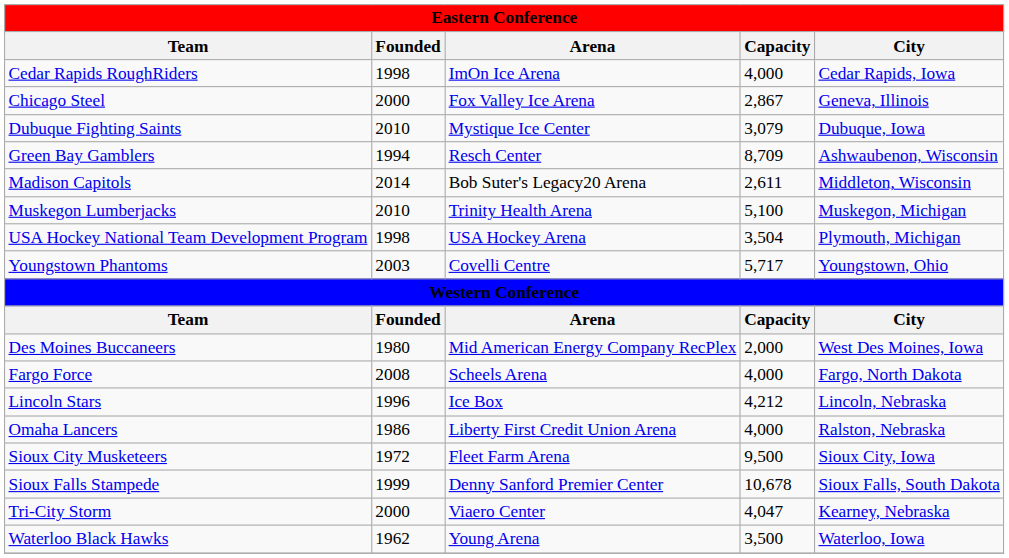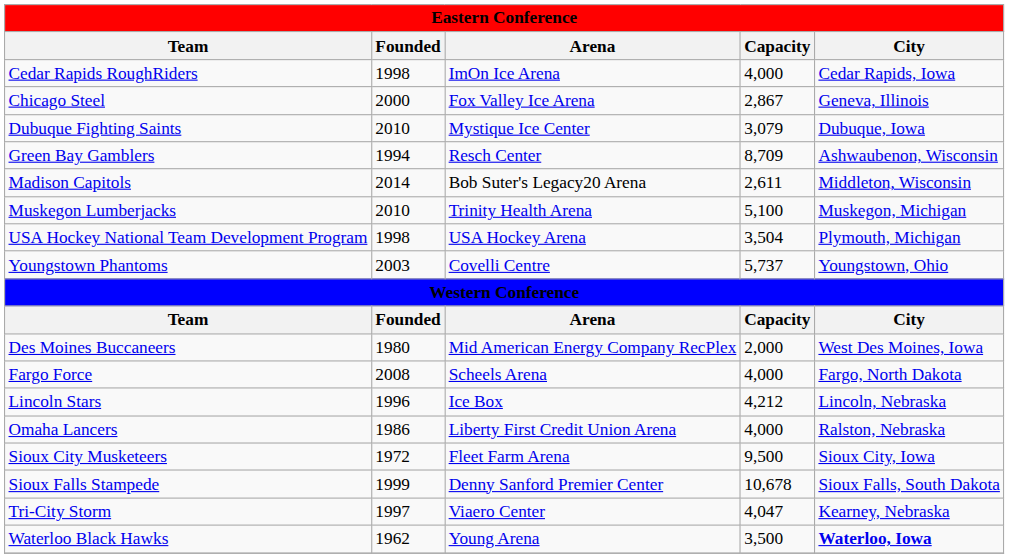(764, 264) 5,717 -> (764, 264) 5,737
(393, 511) 2000 -> (393, 511) 1997
(871, 538) normal -> (875, 538) bold
